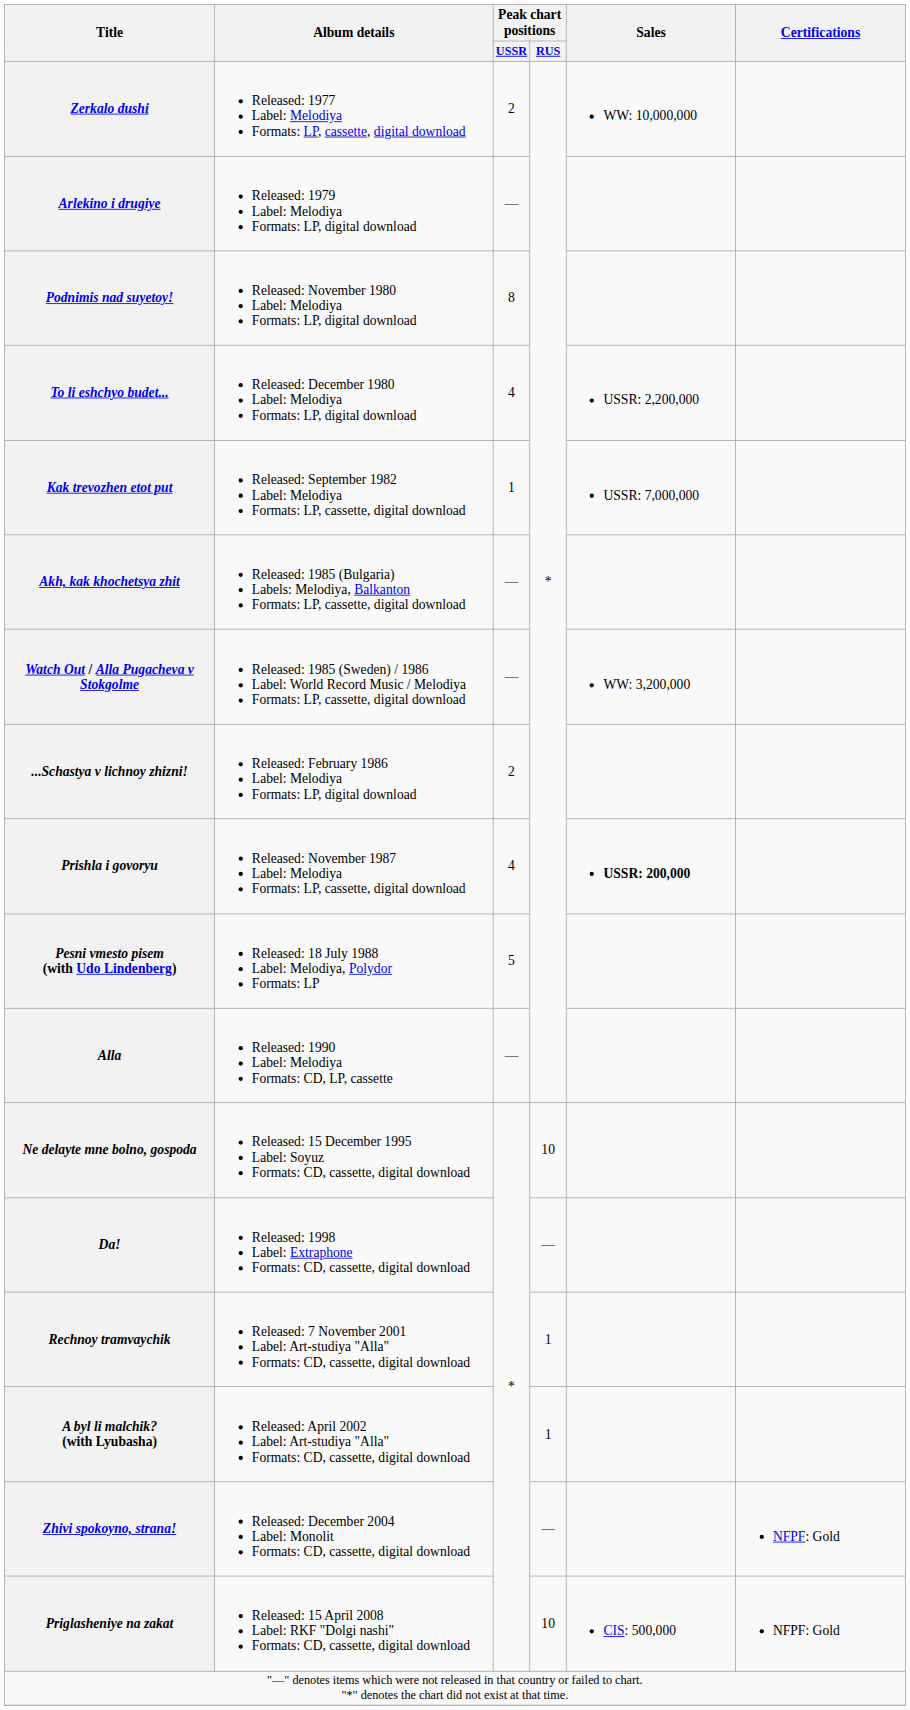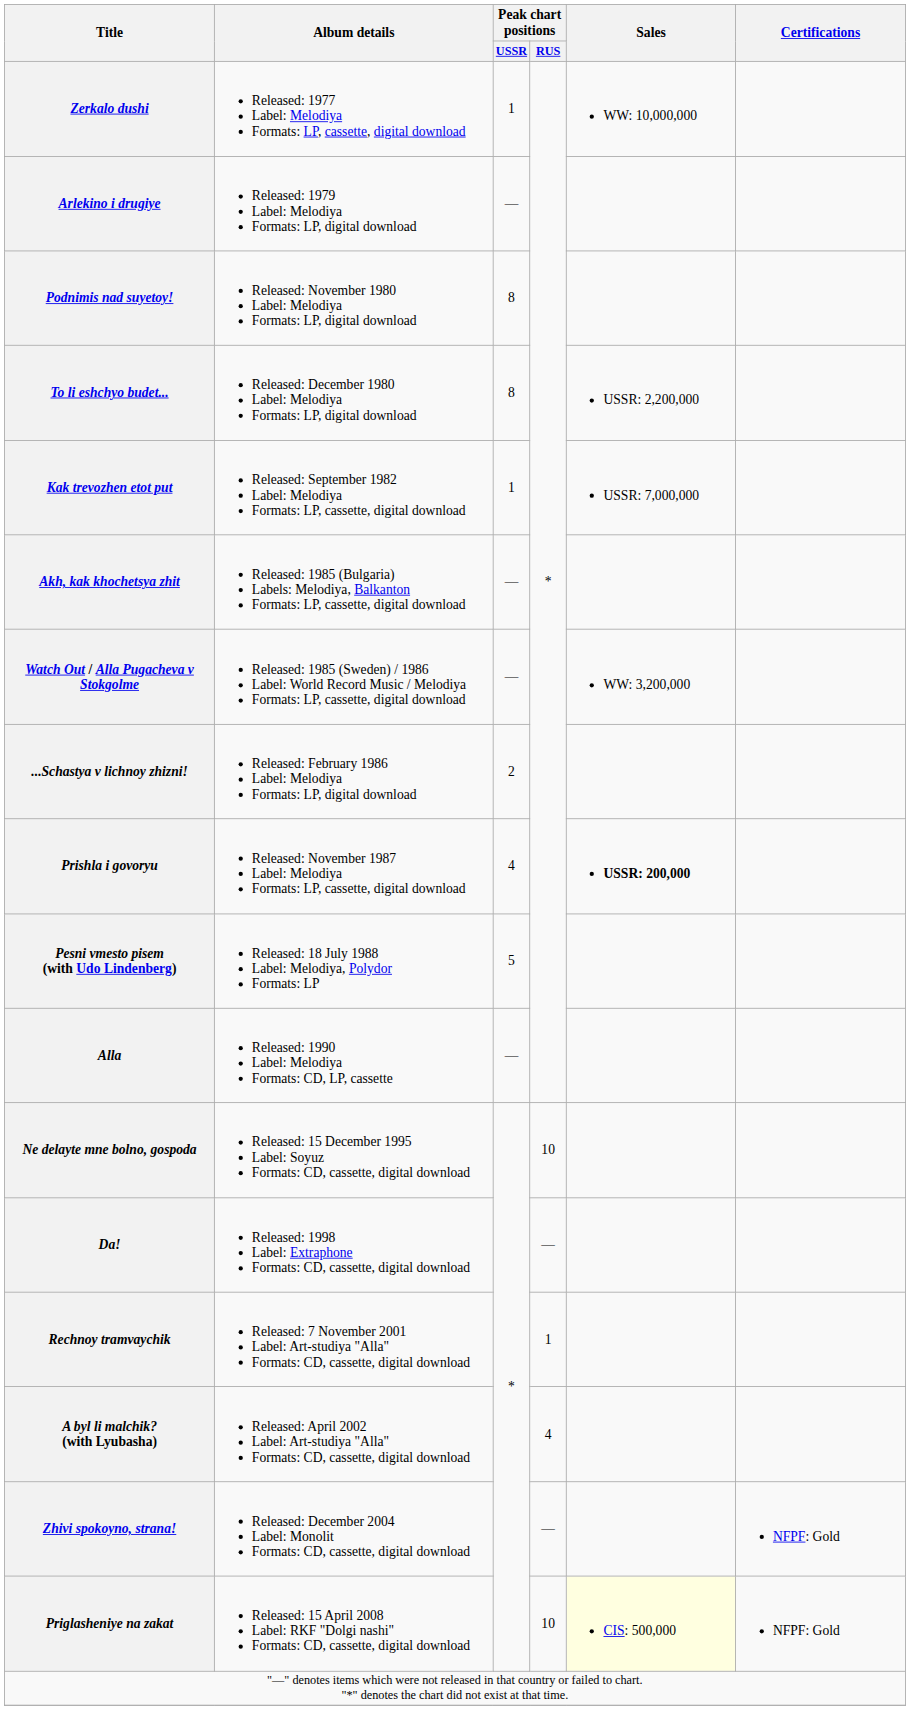(511, 108) 2 -> (511, 108) 1
(511, 392) 4 -> (511, 392) 8
(548, 1434) 1 -> (548, 1434) 4
(651, 1631) no background -> (651, 1631) lightyellow background
